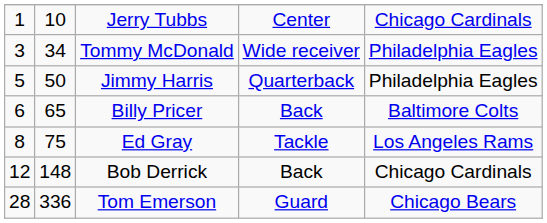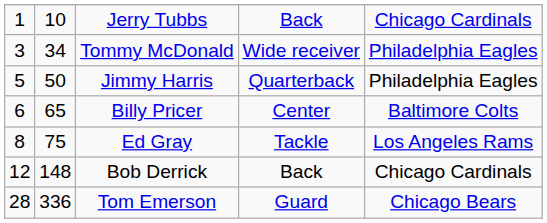(301, 19) Center -> (301, 19) Back
(301, 111) Back -> (301, 111) Center
